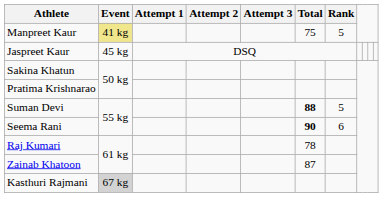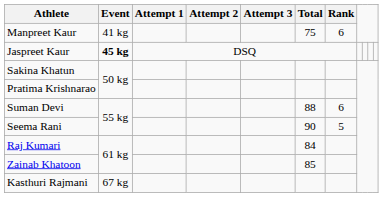(115, 33) khaki background -> (115, 33) no background
(341, 33) 5 -> (341, 33) 6
(115, 51) normal -> (115, 51) bold
(310, 108) bold -> (310, 108) normal
(341, 108) 5 -> (341, 108) 6
(310, 126) bold -> (310, 126) normal
(341, 126) 6 -> (341, 126) 5
(310, 145) 78 -> (310, 145) 84
(310, 164) 87 -> (310, 164) 85
(115, 183) lightgrey background -> (115, 183) no background
